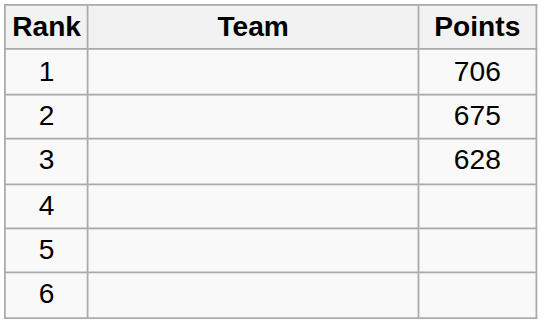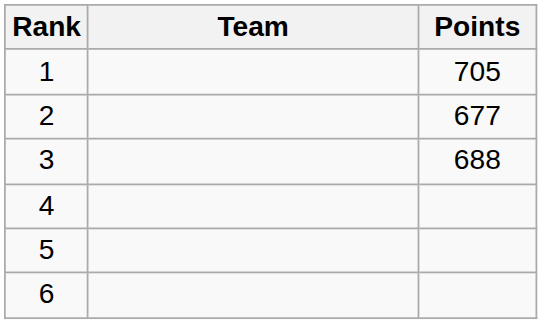(477, 71) 706 -> (477, 71) 705
(477, 116) 675 -> (477, 116) 677
(477, 160) 628 -> (477, 160) 688
